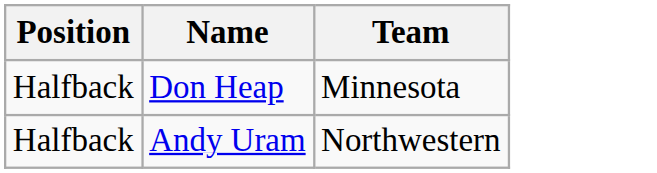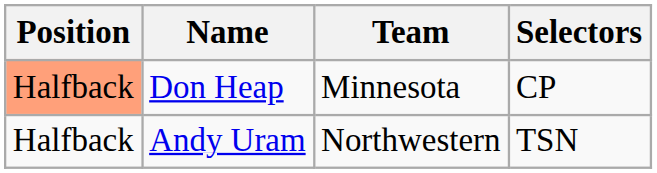+ column: (579, 32)
(73, 86) no background -> (73, 86) lightsalmon background
